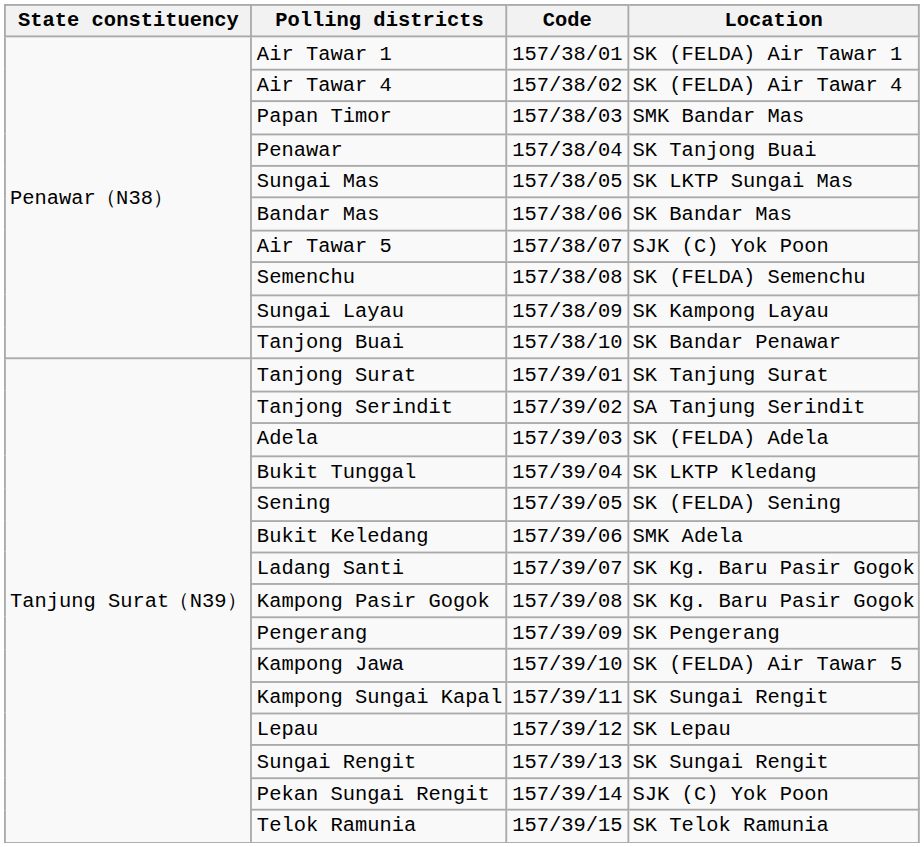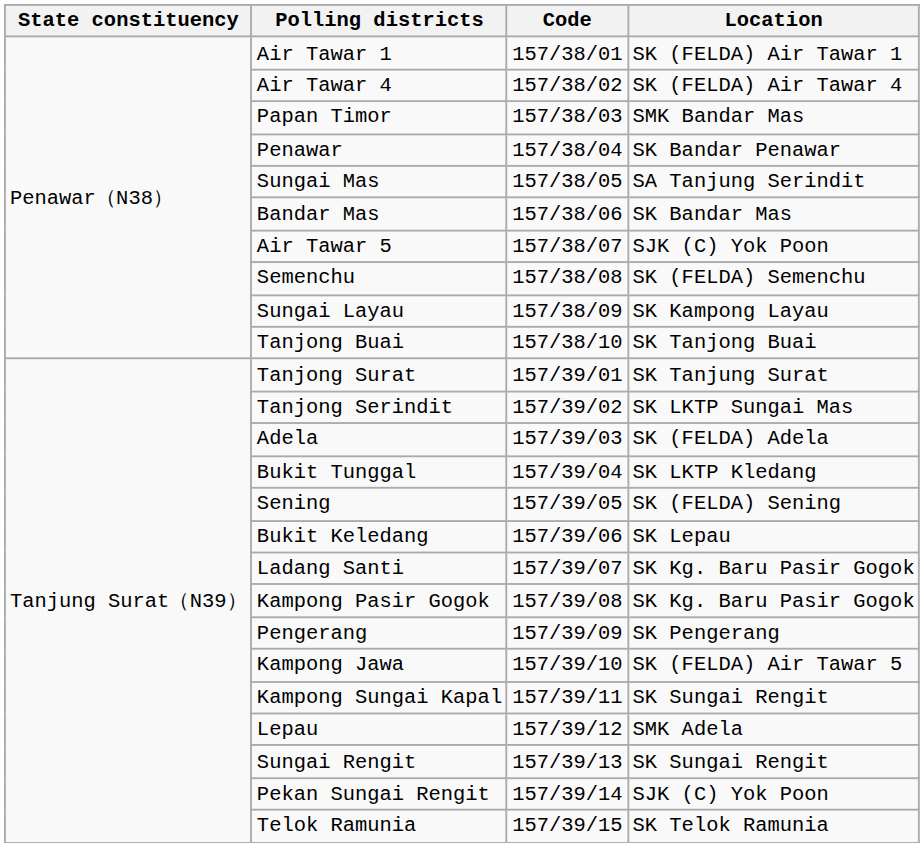(725, 150) SK Tanjong Buai -> (737, 150) SK Bandar Penawar
(743, 182) SK LKTP Sungai Mas -> (749, 182) SA Tanjung Serindit
(737, 343) SK Bandar Penawar -> (725, 343) SK Tanjong Buai
(749, 407) SA Tanjung Serindit -> (743, 407) SK LKTP Sungai Mas
(688, 536) SMK Adela -> (682, 536) SK Lepau
(682, 730) SK Lepau -> (688, 730) SMK Adela
